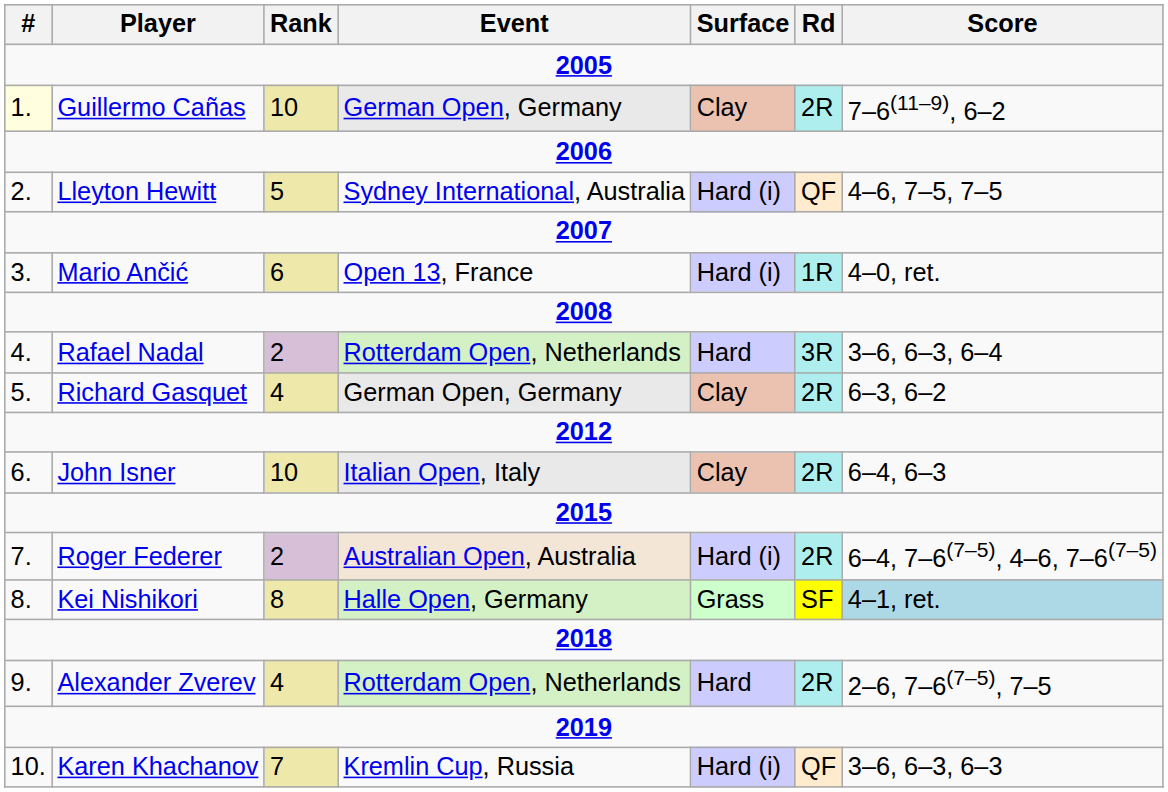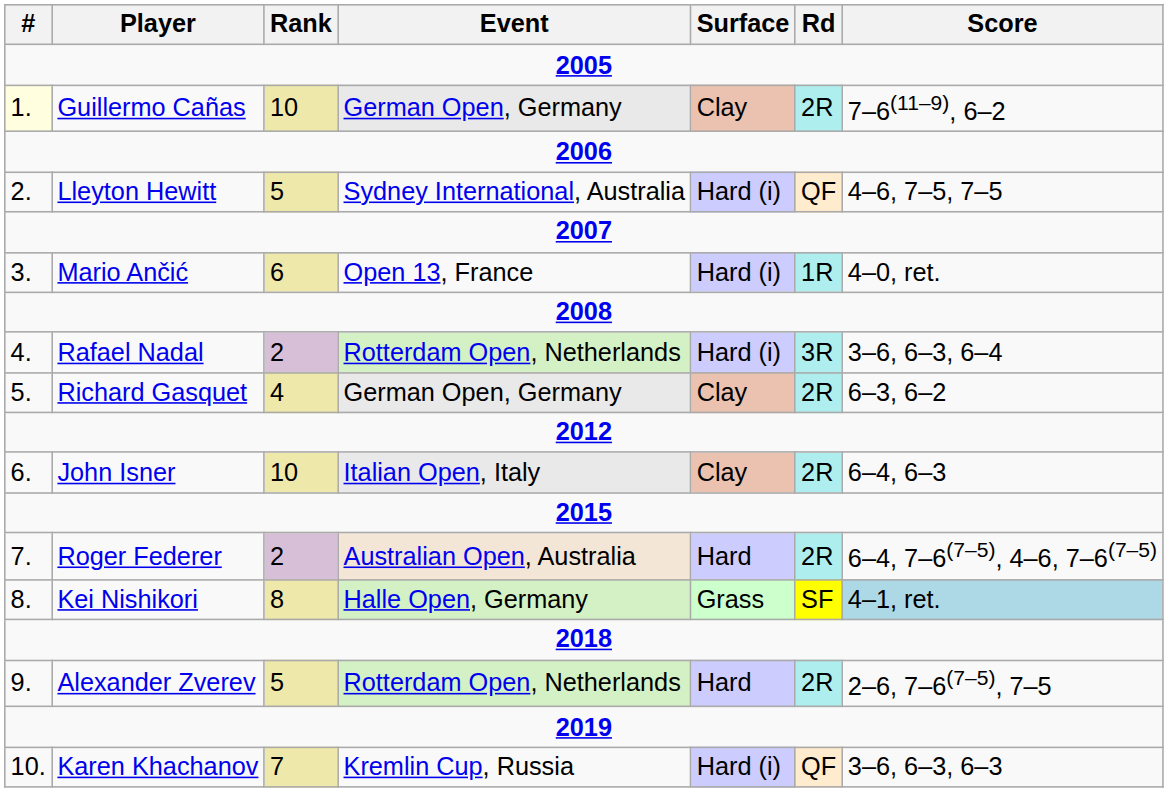(724, 352) Hard -> (739, 352) Hard (i)
(739, 555) Hard (i) -> (724, 555) Hard
(277, 683) 4 -> (277, 683) 5
